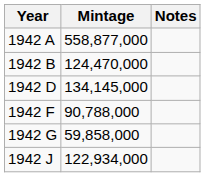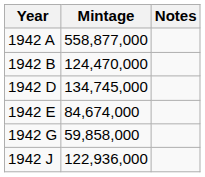(106, 87) 134,145,000 -> (106, 87) 134,745,000
+ row: (32, 111)
- row: (31, 111)
(106, 159) 122,934,000 -> (106, 159) 122,936,000
